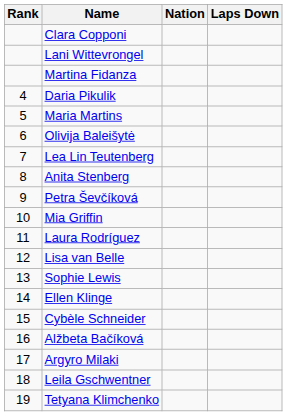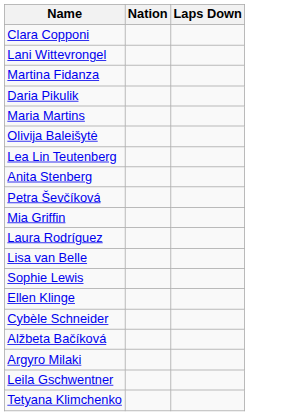- column: (23, 14)
